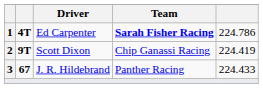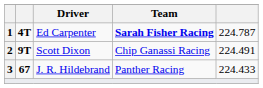(237, 32) 224.786 -> (237, 32) 224.787
(237, 51) 224.419 -> (237, 51) 224.491
